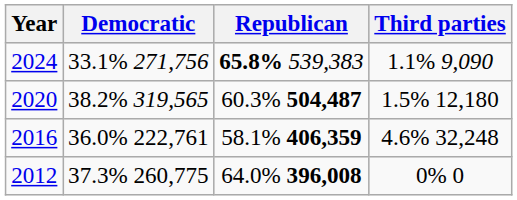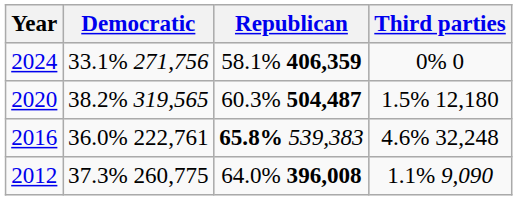(291, 61) 65.8% 539,383 -> (291, 61) 58.1% 406,359
(440, 61) 1.1% 9,090 -> (440, 61) 0% 0
(291, 138) 58.1% 406,359 -> (291, 138) 65.8% 539,383
(440, 176) 0% 0 -> (440, 176) 1.1% 9,090
